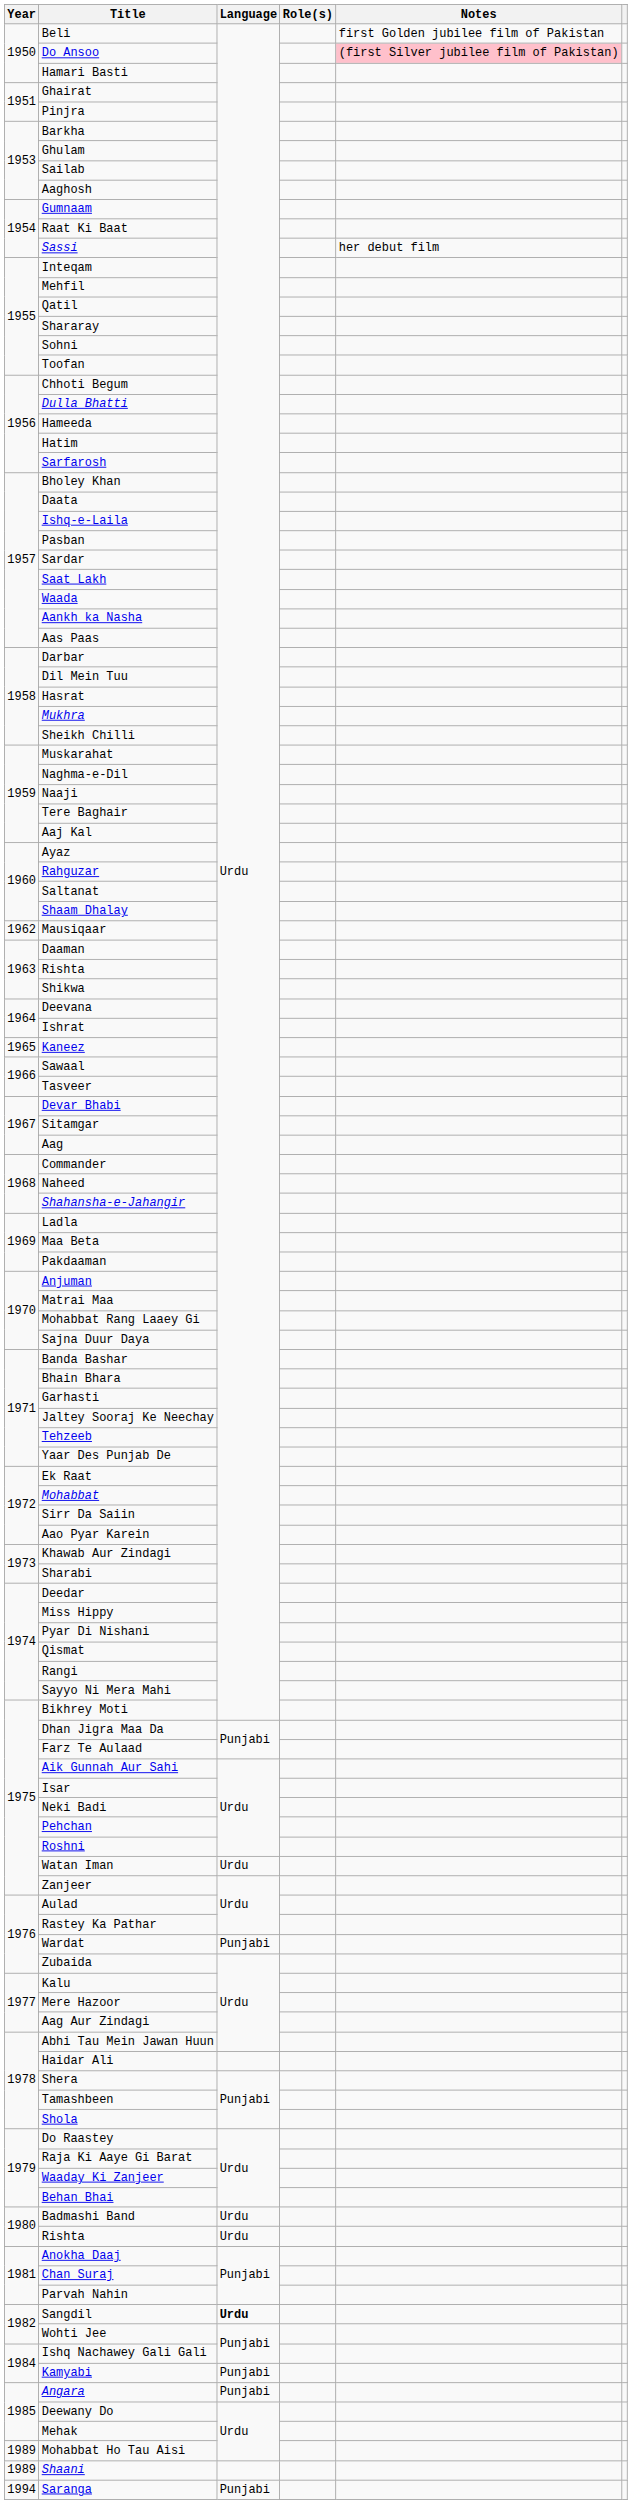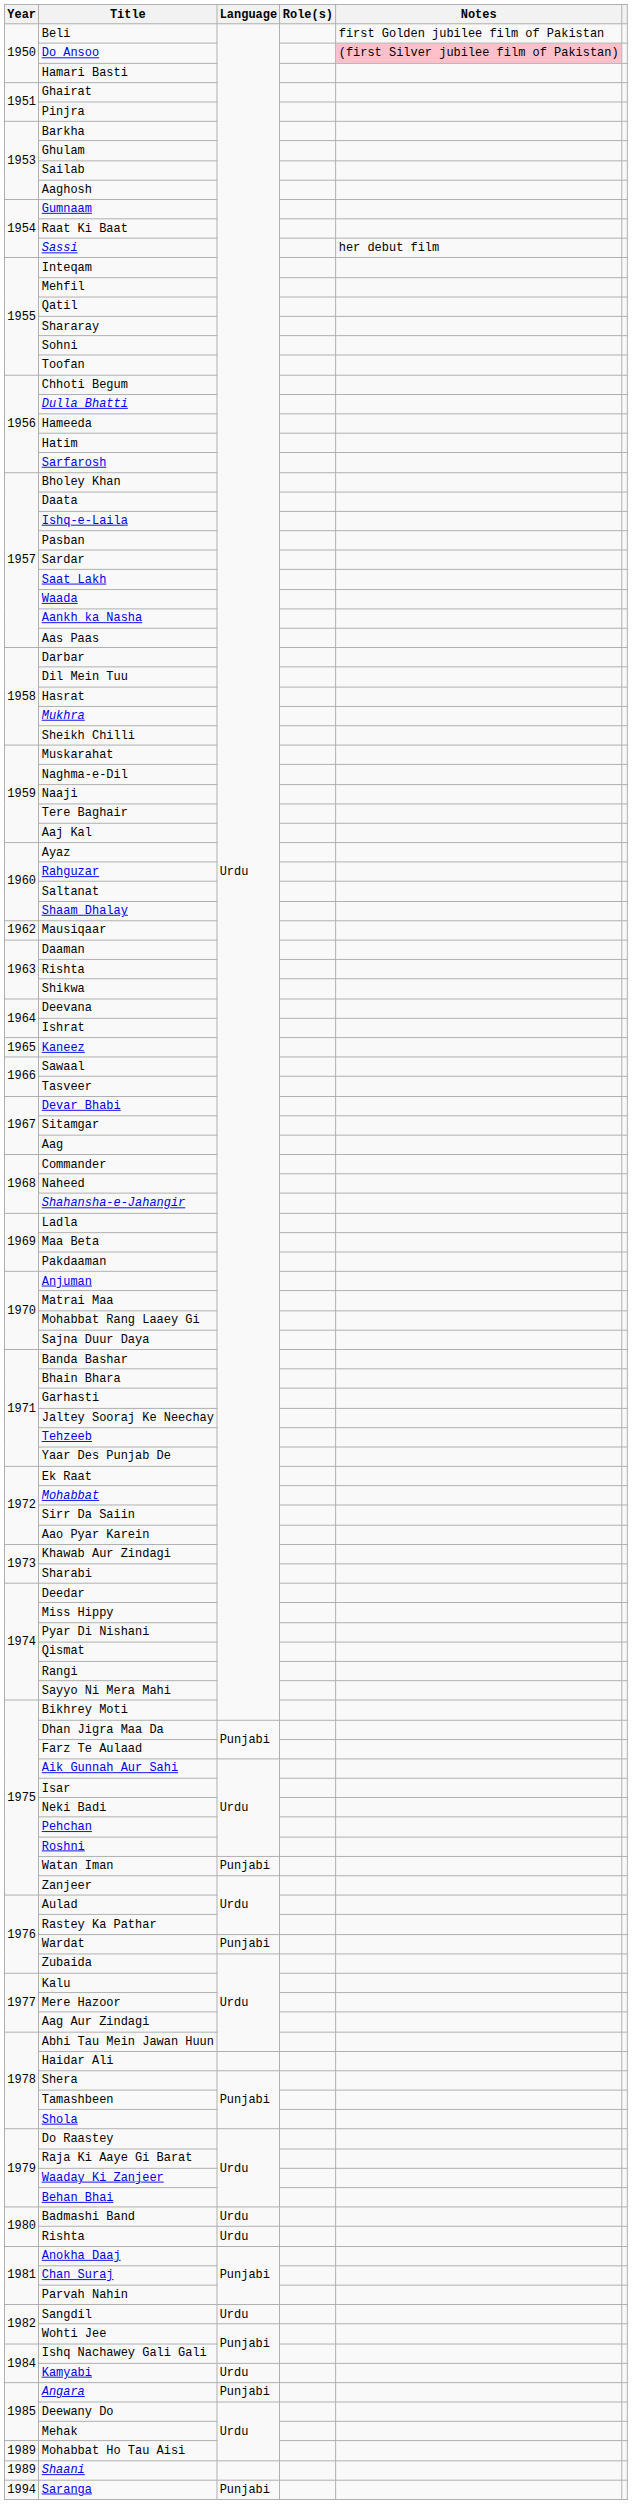(234, 1866) Urdu -> (245, 1866) Punjabi
(234, 2314) bold -> (234, 2314) normal
(245, 2373) Punjabi -> (234, 2373) Urdu
